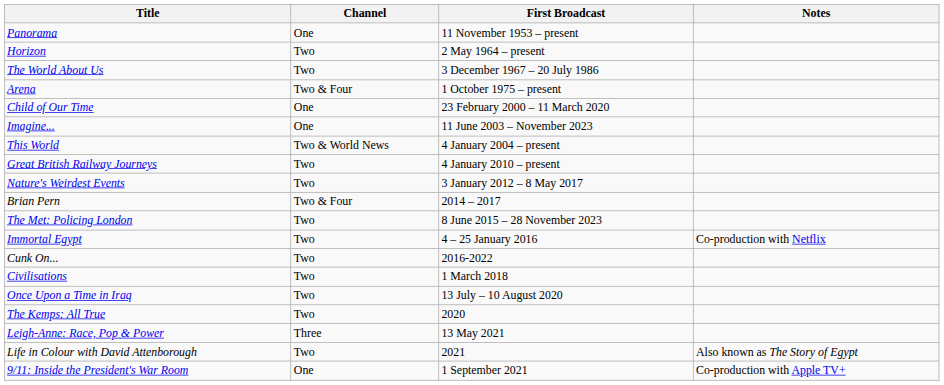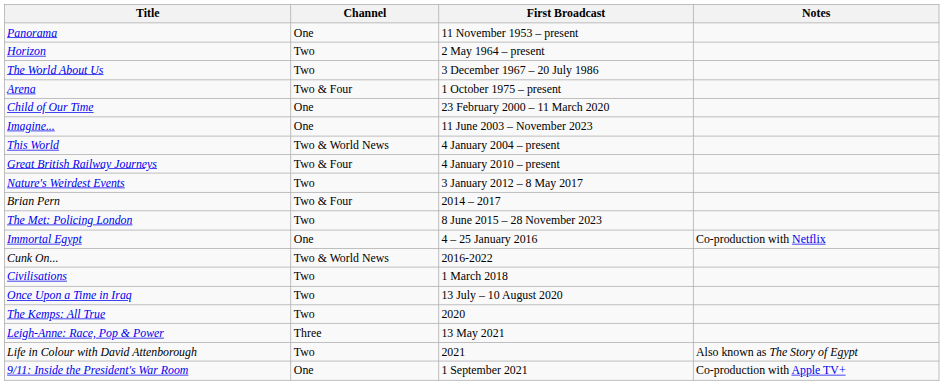(304, 164) Two -> (323, 164) Two & Four
(304, 239) Two -> (304, 239) One
(304, 257) Two -> (341, 257) Two & World News
